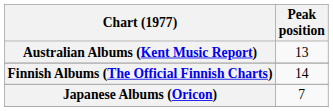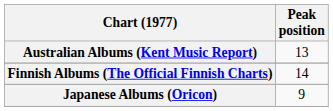(302, 95) 7 -> (302, 95) 9
